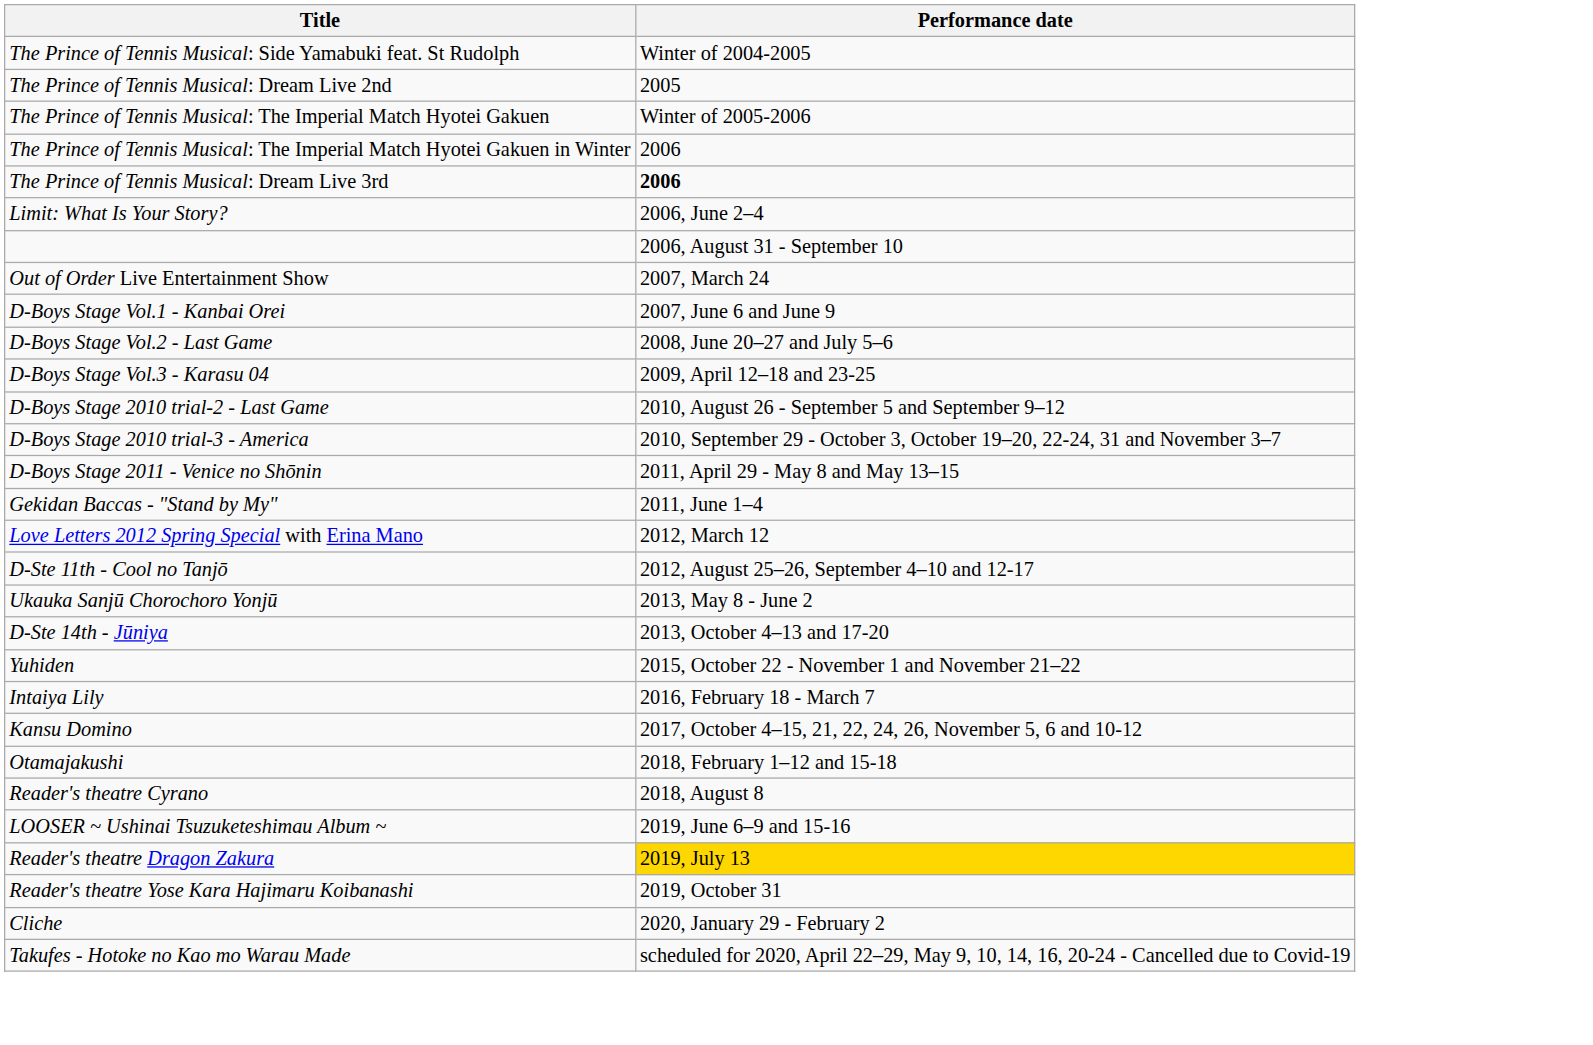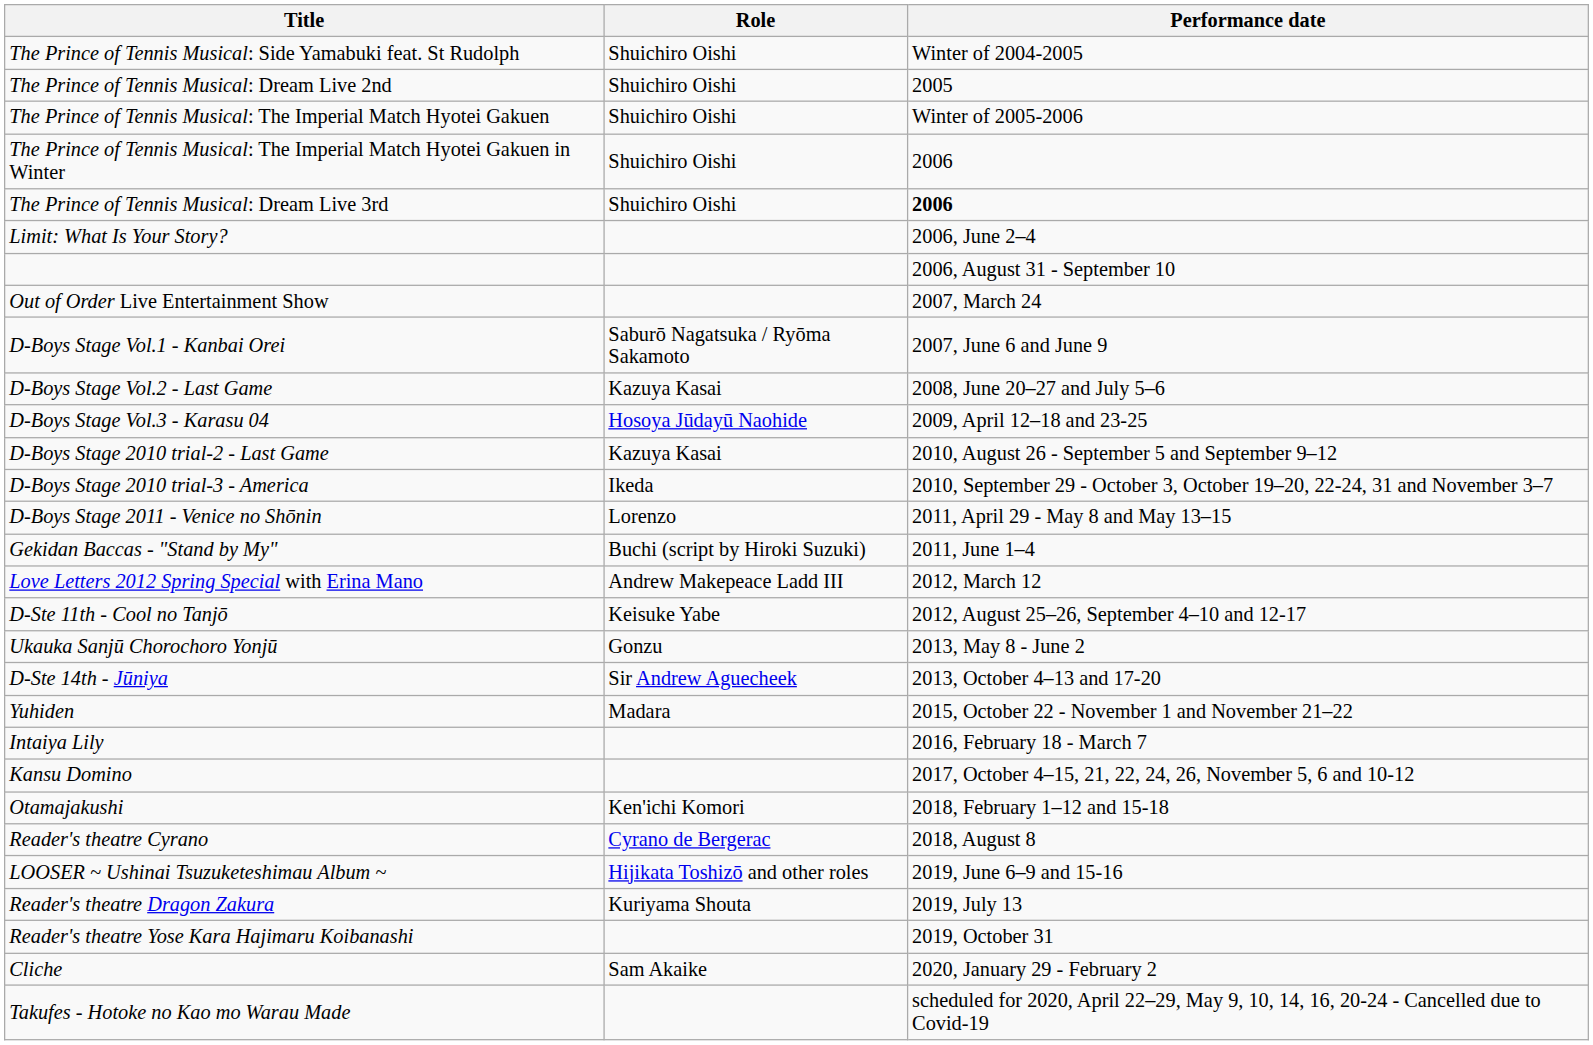+ column: (756, 20)
(695, 858) gold background -> (967, 904) no background
